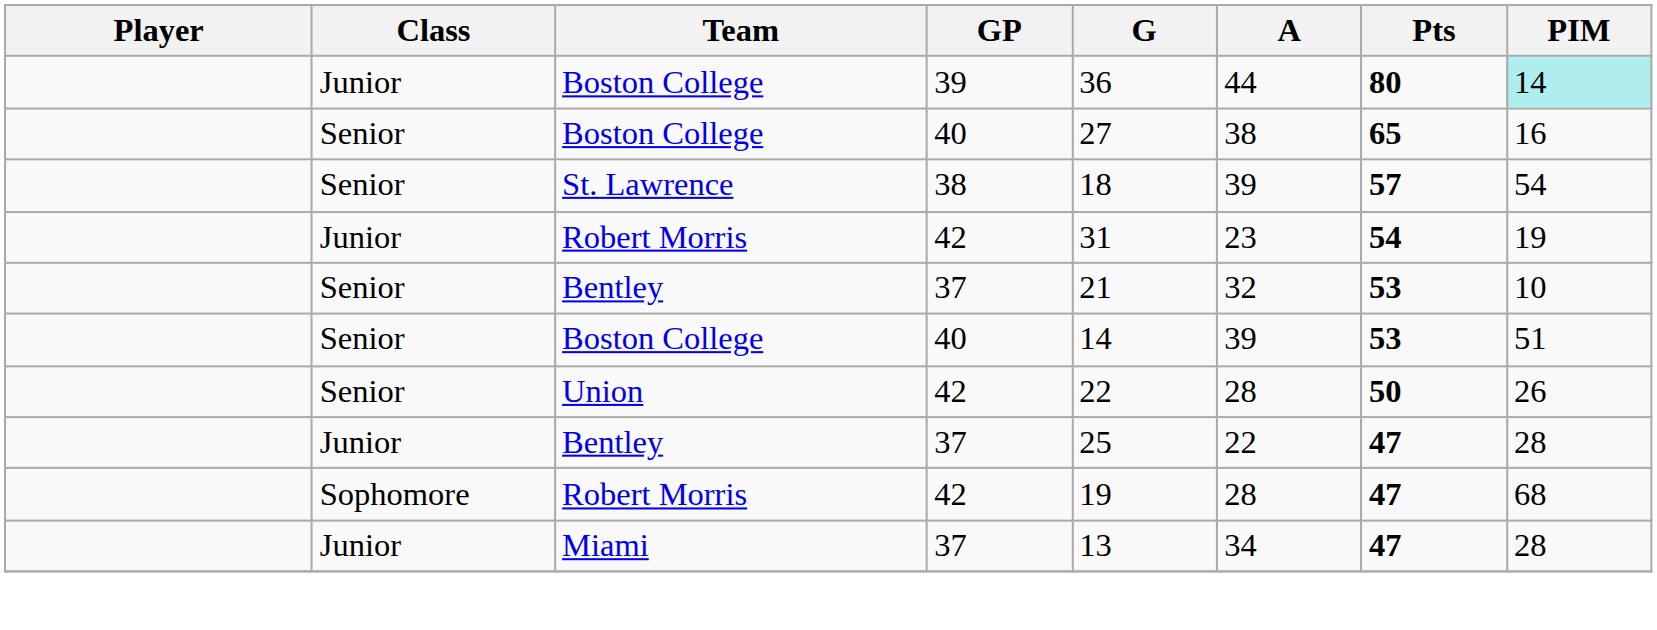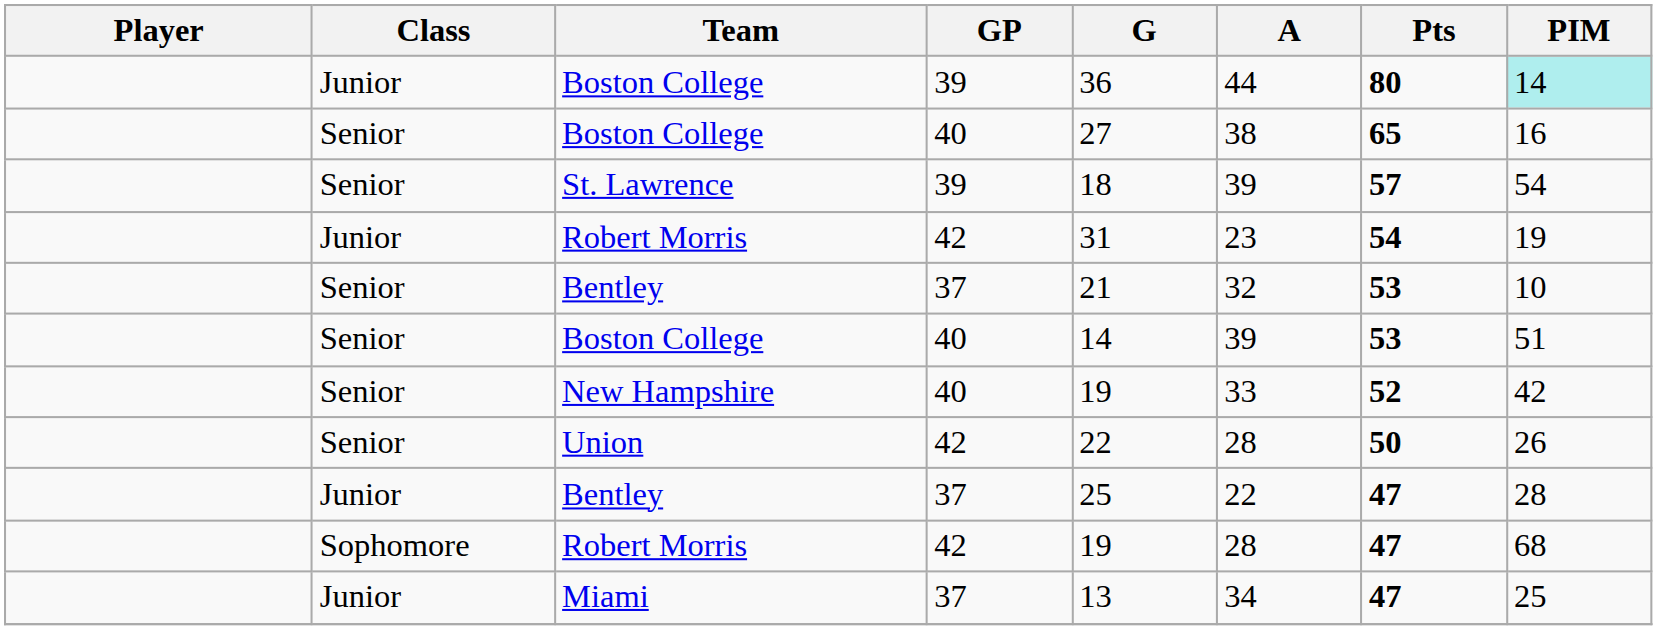(951, 184) 38 -> (951, 184) 39
+ row: (362, 390)
(1530, 545) 28 -> (1530, 596) 25
